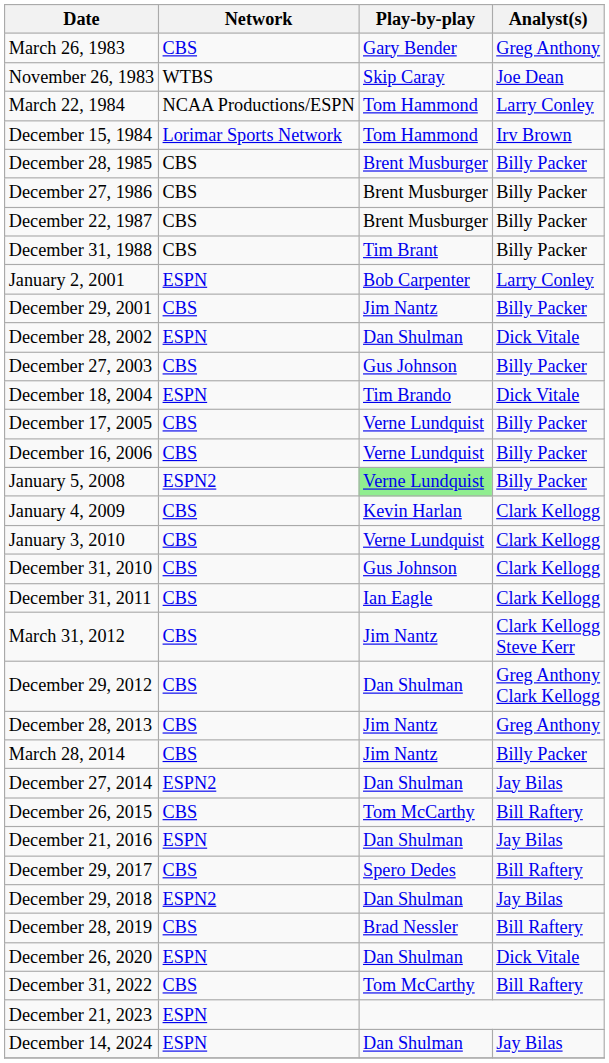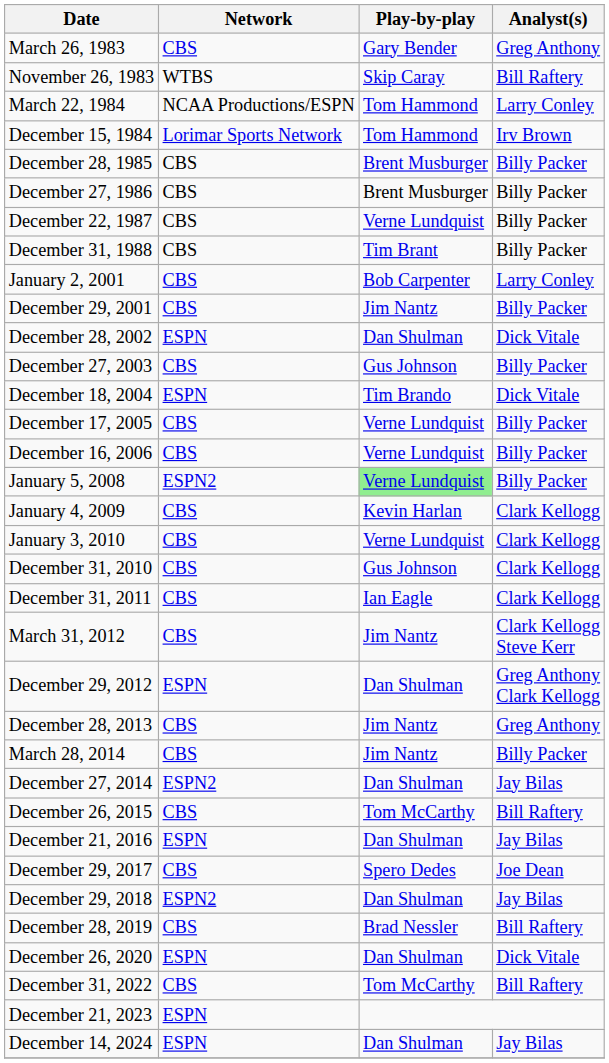(530, 76) Joe Dean -> (540, 76) Bill Raftery
(425, 221) Brent Musburger -> (424, 221) Verne Lundquist
(185, 279) ESPN -> (180, 279) CBS
(180, 686) CBS -> (185, 686) ESPN
(540, 869) Bill Raftery -> (530, 869) Joe Dean
